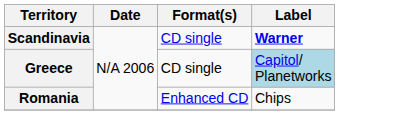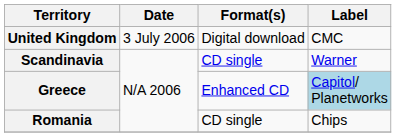+ row: (62, 37)
(279, 37) bold -> (334, 60) normal
(191, 68) CD single -> (245, 90) Enhanced CD
(205, 98) Enhanced CD -> (232, 120) CD single
